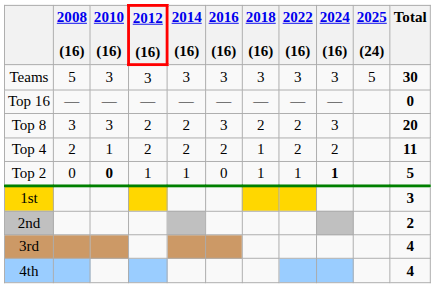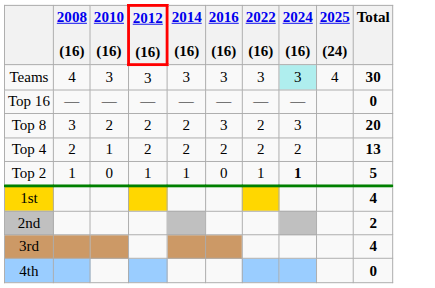- column: (261, 34)
(72, 77) 5 -> (72, 77) 4
(335, 77) no background -> (298, 77) paleturquoise background
(372, 77) 5 -> (335, 77) 4
(109, 125) 3 -> (109, 125) 2
(410, 149) 11 -> (373, 149) 13
(72, 173) 0 -> (72, 173) 1
(109, 173) bold -> (109, 173) normal
(410, 199) 3 -> (373, 199) 4
(410, 270) 4 -> (373, 270) 0
